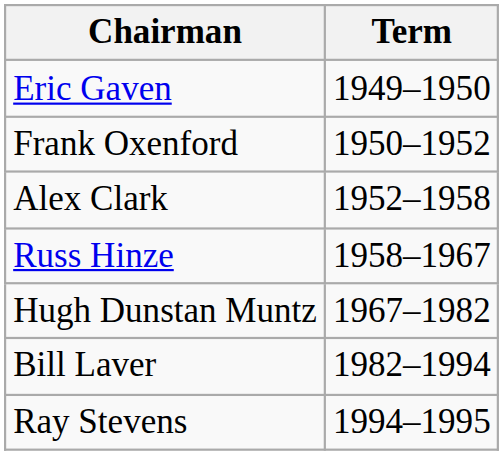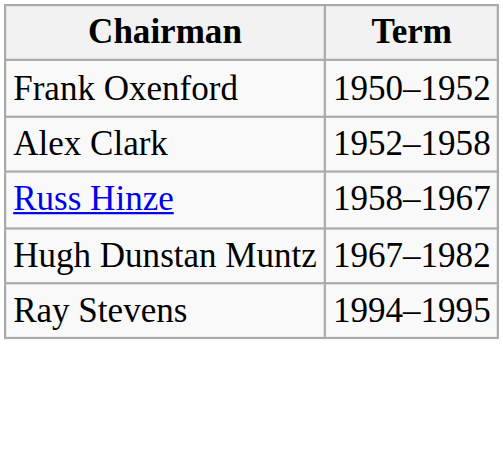- row: (92, 87)
- row: (85, 365)
